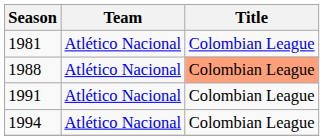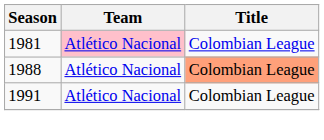(123, 43) no background -> (123, 43) pink background
- row: (25, 122)
